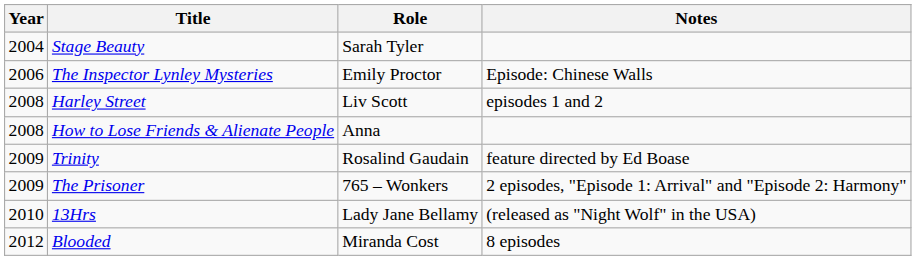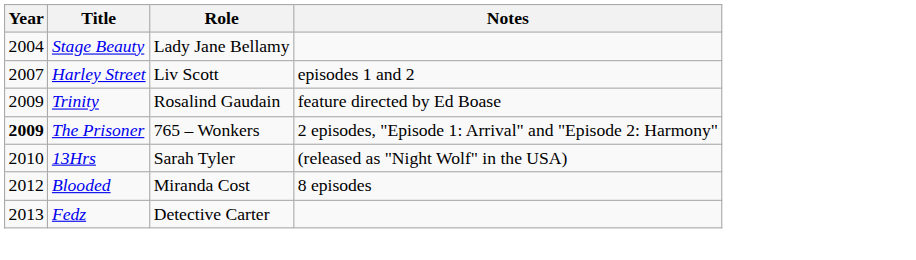(383, 46) Sarah Tyler -> (222, 46) Lady Jane Bellamy
- row: (162, 74)
(26, 102) 2008 -> (26, 74) 2007
- row: (193, 130)
(26, 185) normal -> (26, 130) bold
(410, 213) Lady Jane Bellamy -> (194, 158) Sarah Tyler
+ row: (69, 213)
